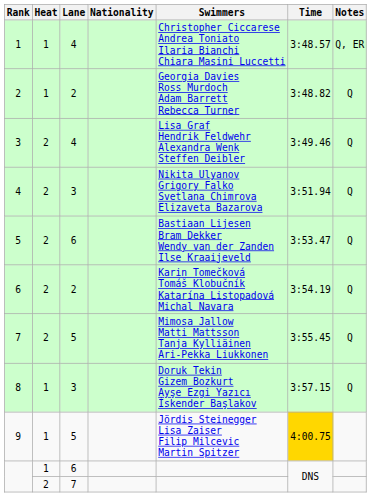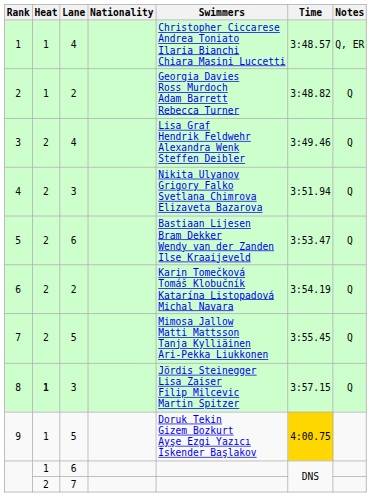(46, 387) normal -> (46, 387) bold
(207, 387) Doruk Tekin Gizem Bozkurt Ayşe Ezgi Yazıcı İskender Başlakov -> (207, 387) Jördis Steinegger Lisa Zaiser Filip Milcevic Martin Spitzer
(207, 436) Jördis Steinegger Lisa Zaiser Filip Milcevic Martin Spitzer -> (207, 436) Doruk Tekin Gizem Bozkurt Ayşe Ezgi Yazıcı İskender Başlakov
